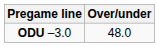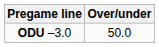(119, 33) 48.0 -> (119, 33) 50.0
